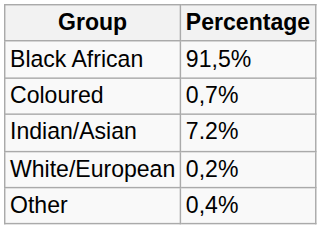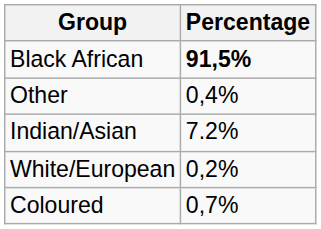(219, 59) normal -> (219, 59) bold
rows swapped: (57, 95) <-> (39, 205)
